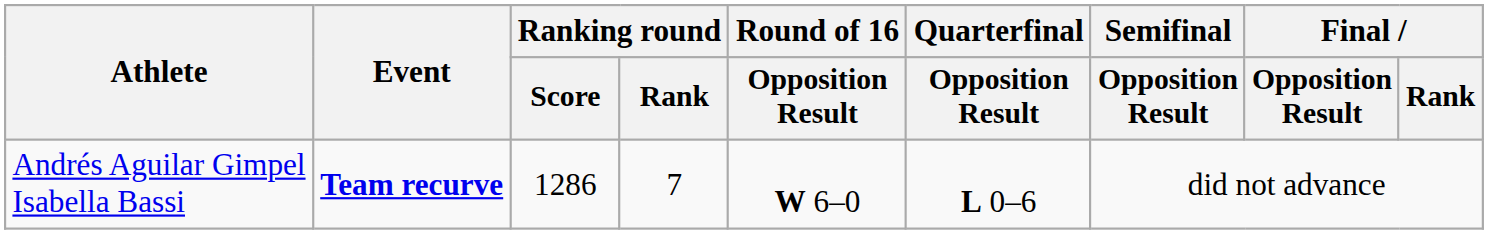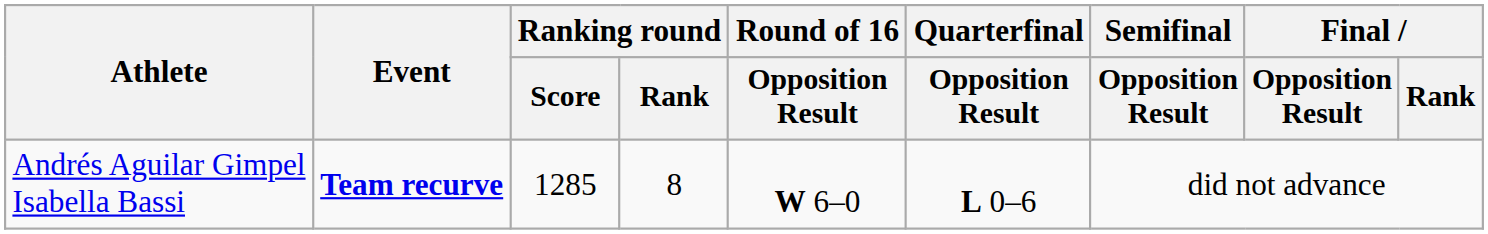(565, 184) 1286 -> (565, 184) 1285
(674, 184) 7 -> (674, 184) 8
